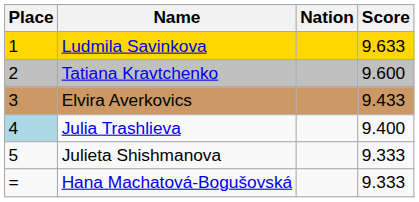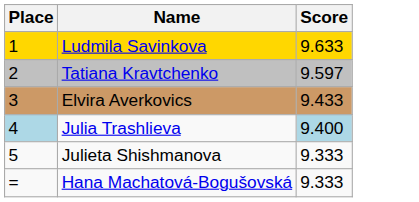- column: (327, 18)
(383, 73) 9.600 -> (322, 73) 9.597
(383, 127) no background -> (322, 127) lightblue background
